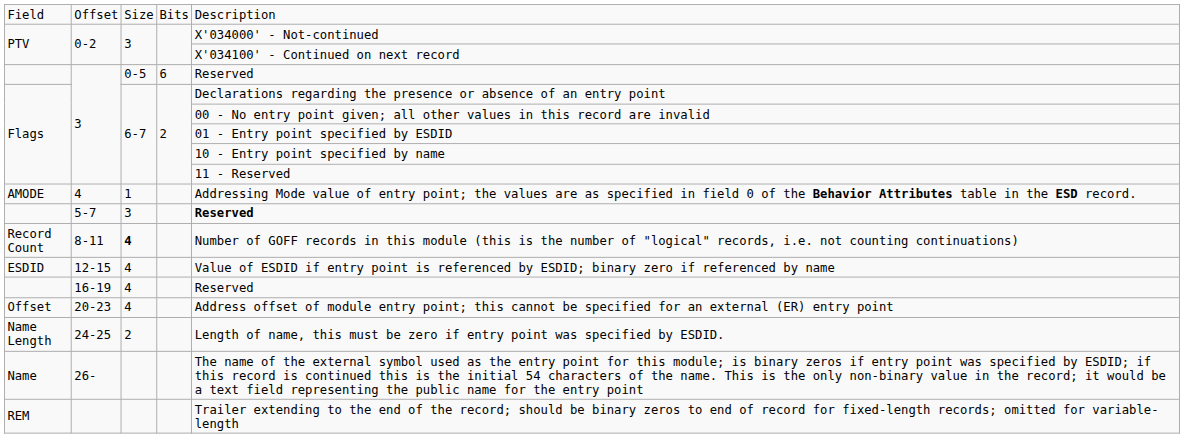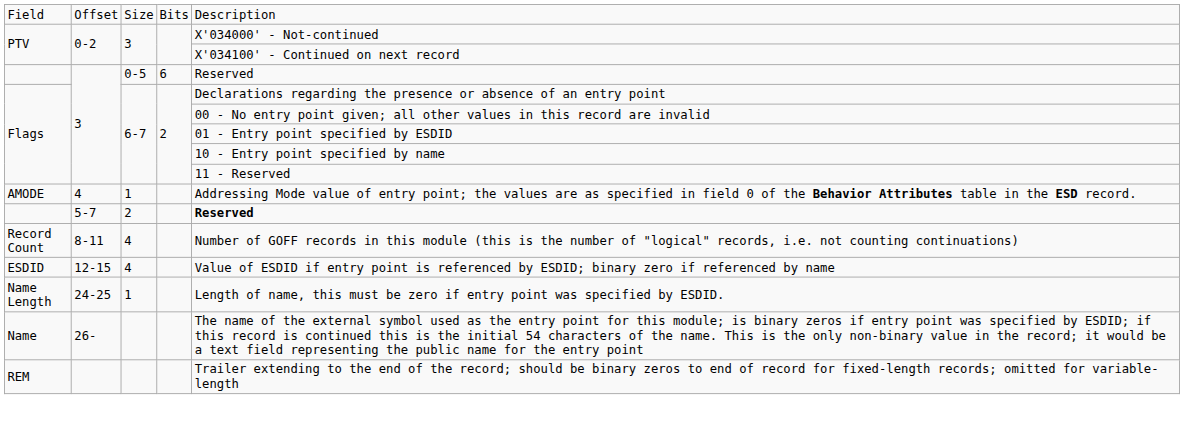(128, 214) 3 -> (128, 214) 2
(128, 241) bold -> (128, 241) normal
- row: (38, 287)
- row: (29, 307)
(128, 334) 2 -> (128, 294) 1
